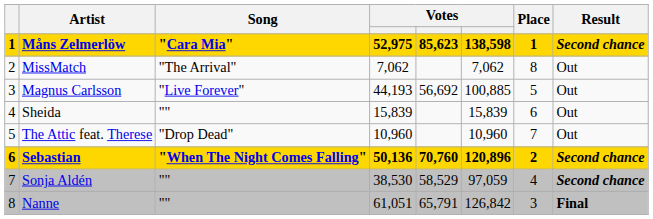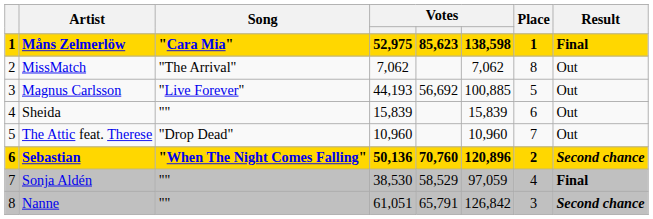(601, 44) Second chance -> (572, 44) Final
(601, 180) Second chance -> (572, 180) Final
(572, 203) Final -> (601, 203) Second chance
